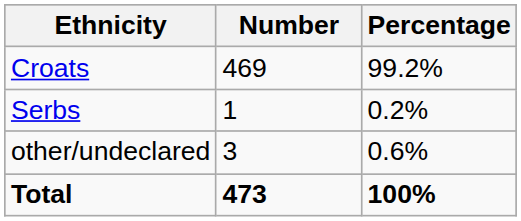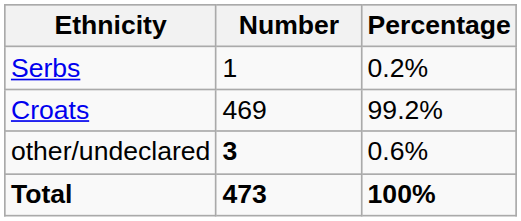rows swapped: (50, 67) <-> (46, 109)
(230, 151) normal -> (230, 151) bold
